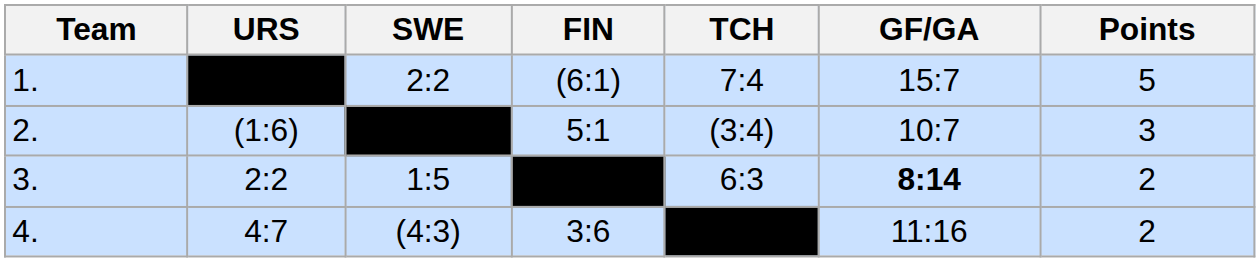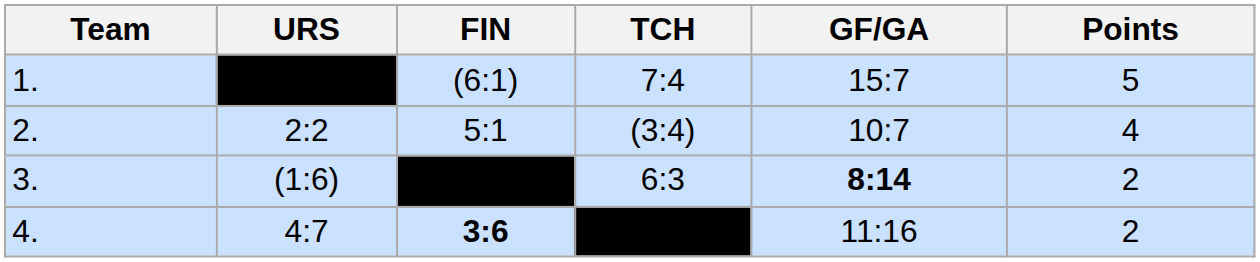- column: (428, 29)
(266, 130) (1:6) -> (307, 130) 2:2
(1147, 130) 3 -> (1131, 130) 4
(266, 180) 2:2 -> (307, 180) (1:6)
(588, 230) normal -> (486, 230) bold
